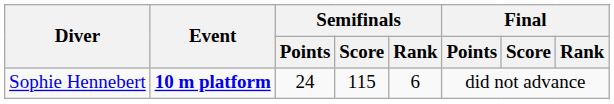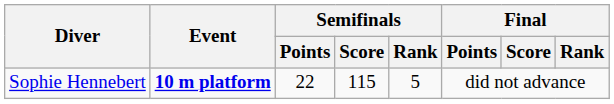(305, 83) 24 -> (305, 83) 22
(415, 83) 6 -> (415, 83) 5
